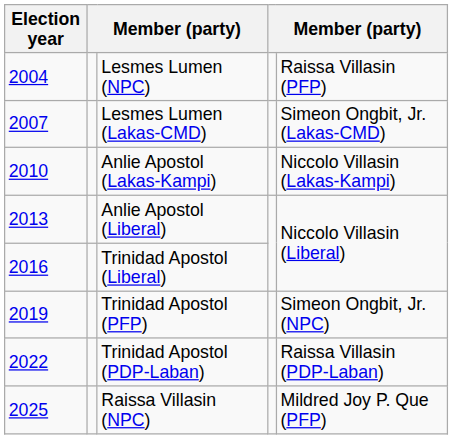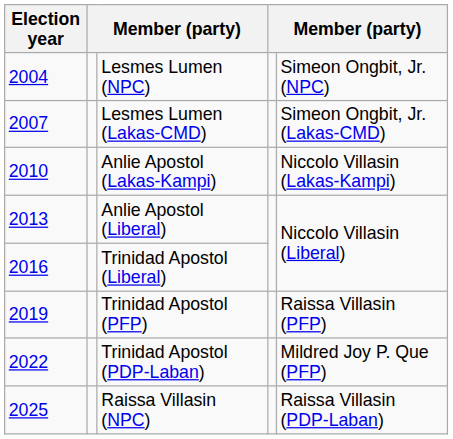(338, 76) Raissa Villasin (PFP) -> (353, 76) Simeon Ongbit, Jr. (NPC)
(353, 315) Simeon Ongbit, Jr. (NPC) -> (338, 315) Raissa Villasin (PFP)
(338, 362) Raissa Villasin (PDP-Laban) -> (355, 362) Mildred Joy P. Que (PFP)
(355, 410) Mildred Joy P. Que (PFP) -> (338, 410) Raissa Villasin (PDP-Laban)
